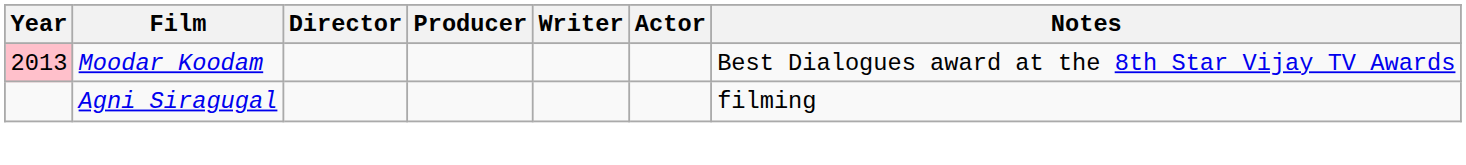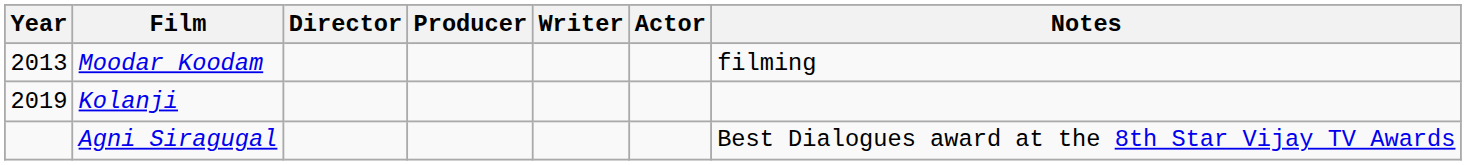(39, 63) pink background -> (39, 63) no background
(1086, 63) Best Dialogues award at the 8th Star Vijay TV Awards -> (767, 63) filming
+ row: (128, 101)
(767, 101) filming -> (1086, 140) Best Dialogues award at the 8th Star Vijay TV Awards
